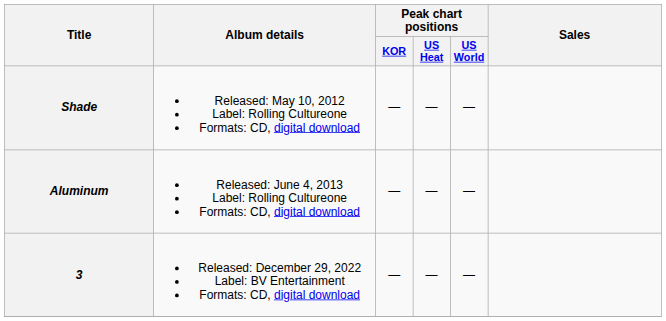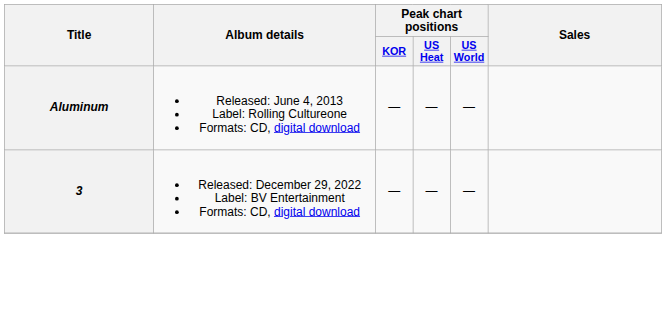- row: (79, 107)
